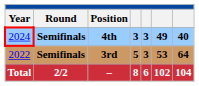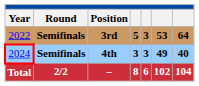rows swapped: (109, 55) <-> (109, 36)
